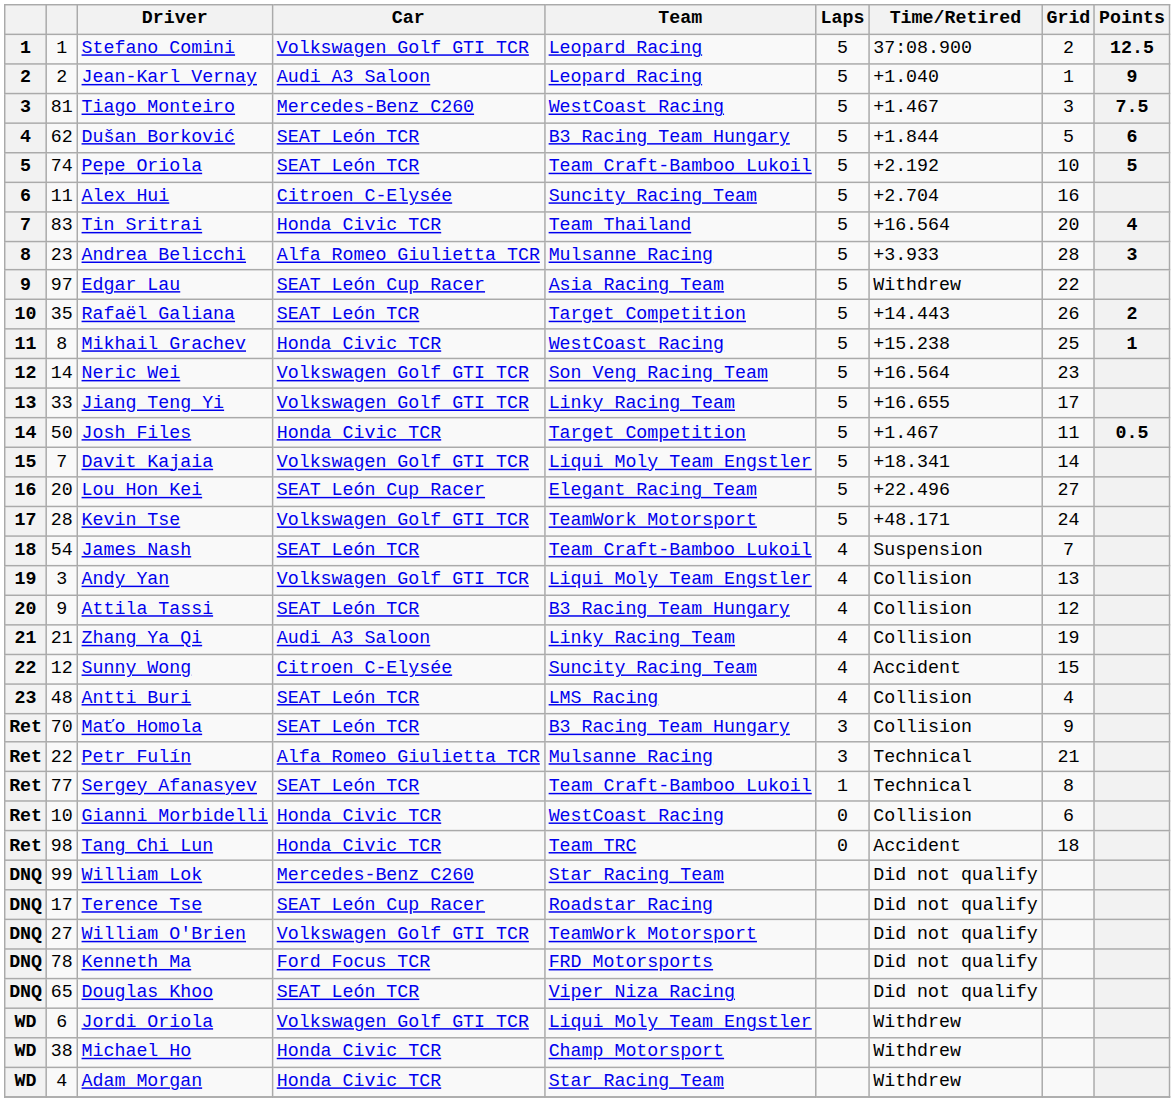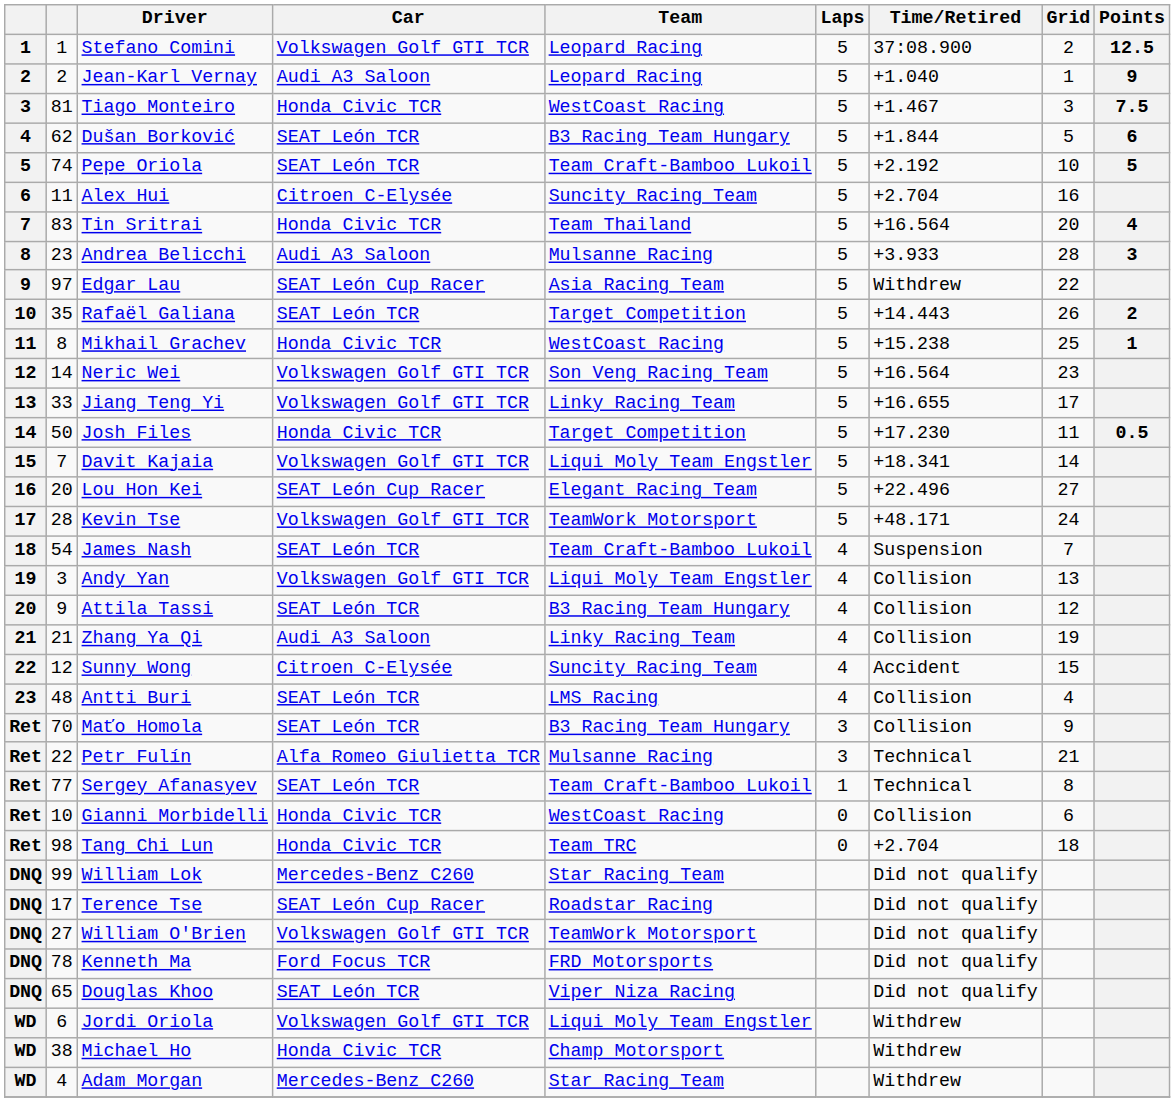(375, 108) Mercedes-Benz C260 -> (359, 108) Honda Civic TCR
(408, 256) Alfa Romeo Giulietta TCR -> (353, 256) Audi A3 Saloon
(906, 433) +1.467 -> (912, 433) +17.230
(917, 846) Accident -> (906, 846) +2.704
(359, 1082) Honda Civic TCR -> (375, 1082) Mercedes-Benz C260
